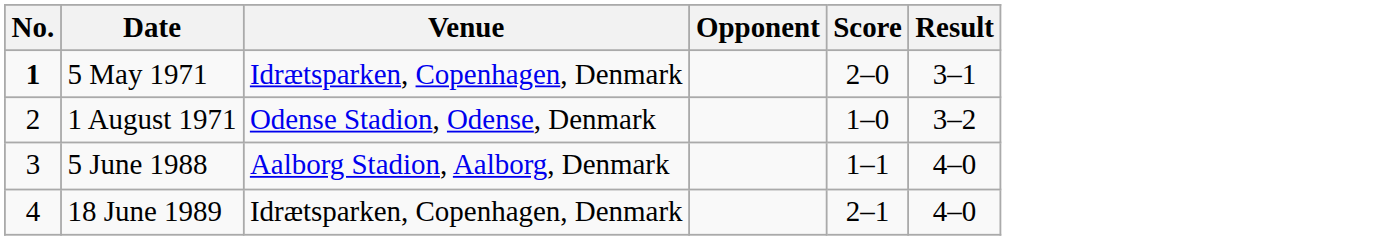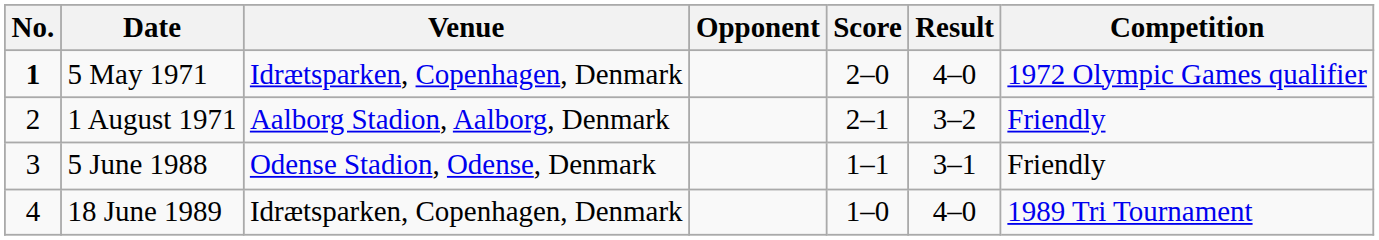+ column: (1187, 27)
(955, 73) 3–1 -> (955, 73) 4–0
(453, 119) Odense Stadion, Odense, Denmark -> (460, 119) Aalborg Stadion, Aalborg, Denmark
(867, 119) 1–0 -> (867, 119) 2–1
(460, 165) Aalborg Stadion, Aalborg, Denmark -> (453, 165) Odense Stadion, Odense, Denmark
(955, 165) 4–0 -> (955, 165) 3–1
(867, 211) 2–1 -> (867, 211) 1–0
